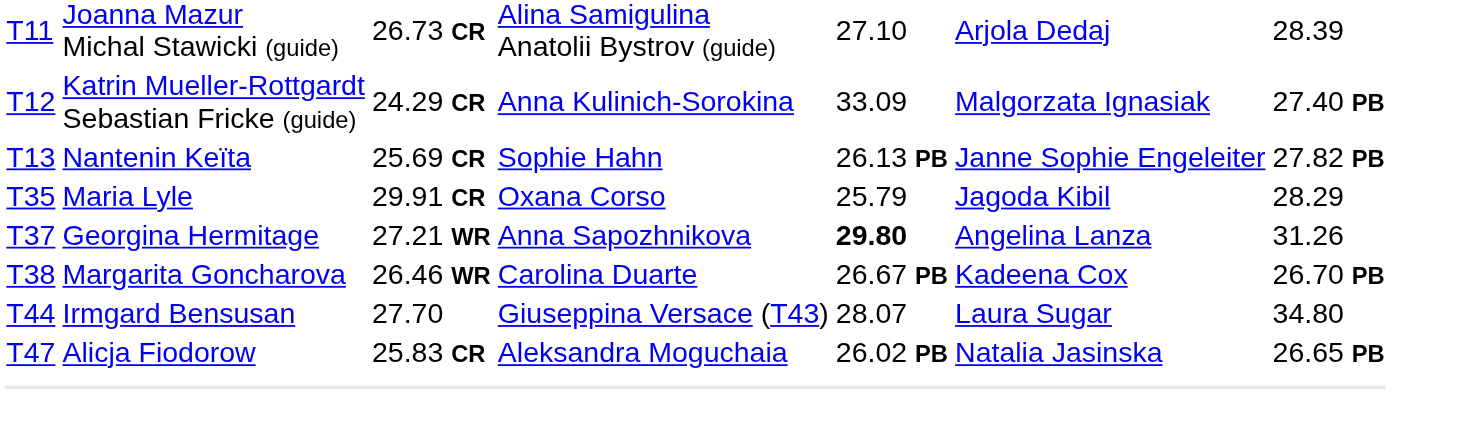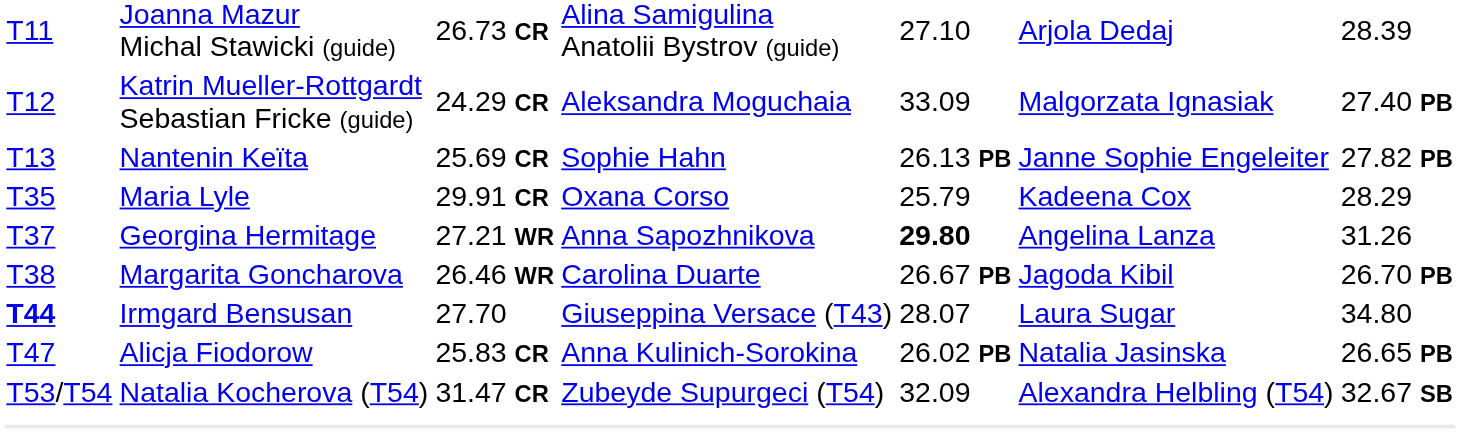(646, 102) Anna Kulinich-Sorokina -> (706, 102) Aleksandra Moguchaia
(1033, 196) Jagoda Kibil -> (1105, 196) Kadeena Cox
(1041, 274) Kadeena Cox -> (1096, 274) Jagoda Kibil
(31, 314) normal -> (31, 314) bold
(643, 353) Aleksandra Moguchaia -> (709, 353) Anna Kulinich-Sorokina
+ row: (274, 392)
